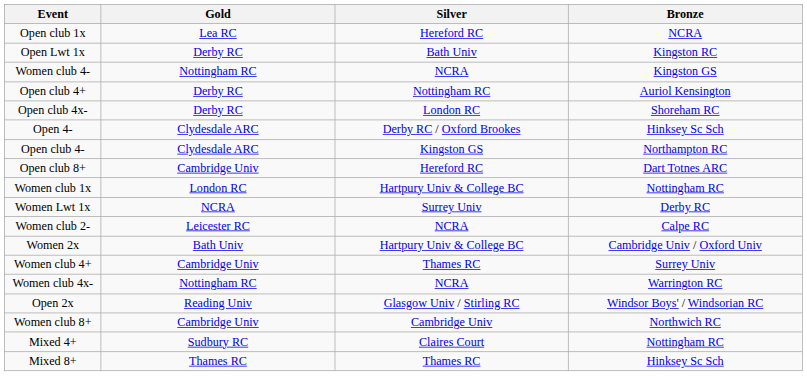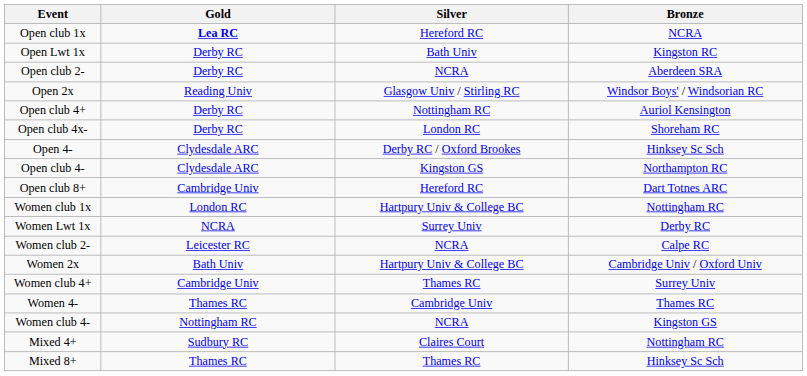(218, 33) normal -> (218, 33) bold
+ row: (53, 71)
rows swapped: (53, 303) <-> (53, 71)
- row: (53, 284)
+ row: (53, 303)
- row: (53, 322)
